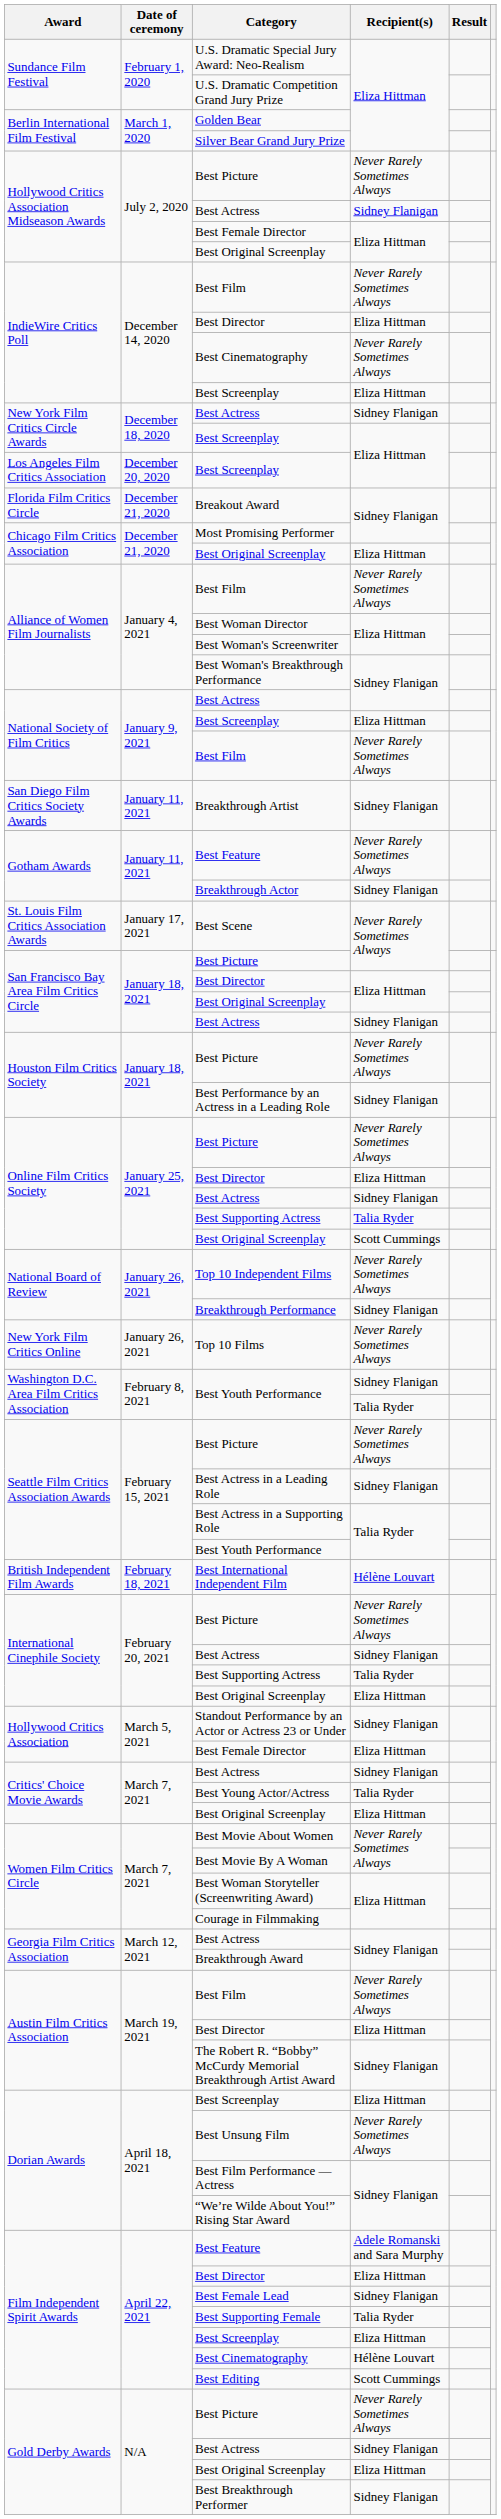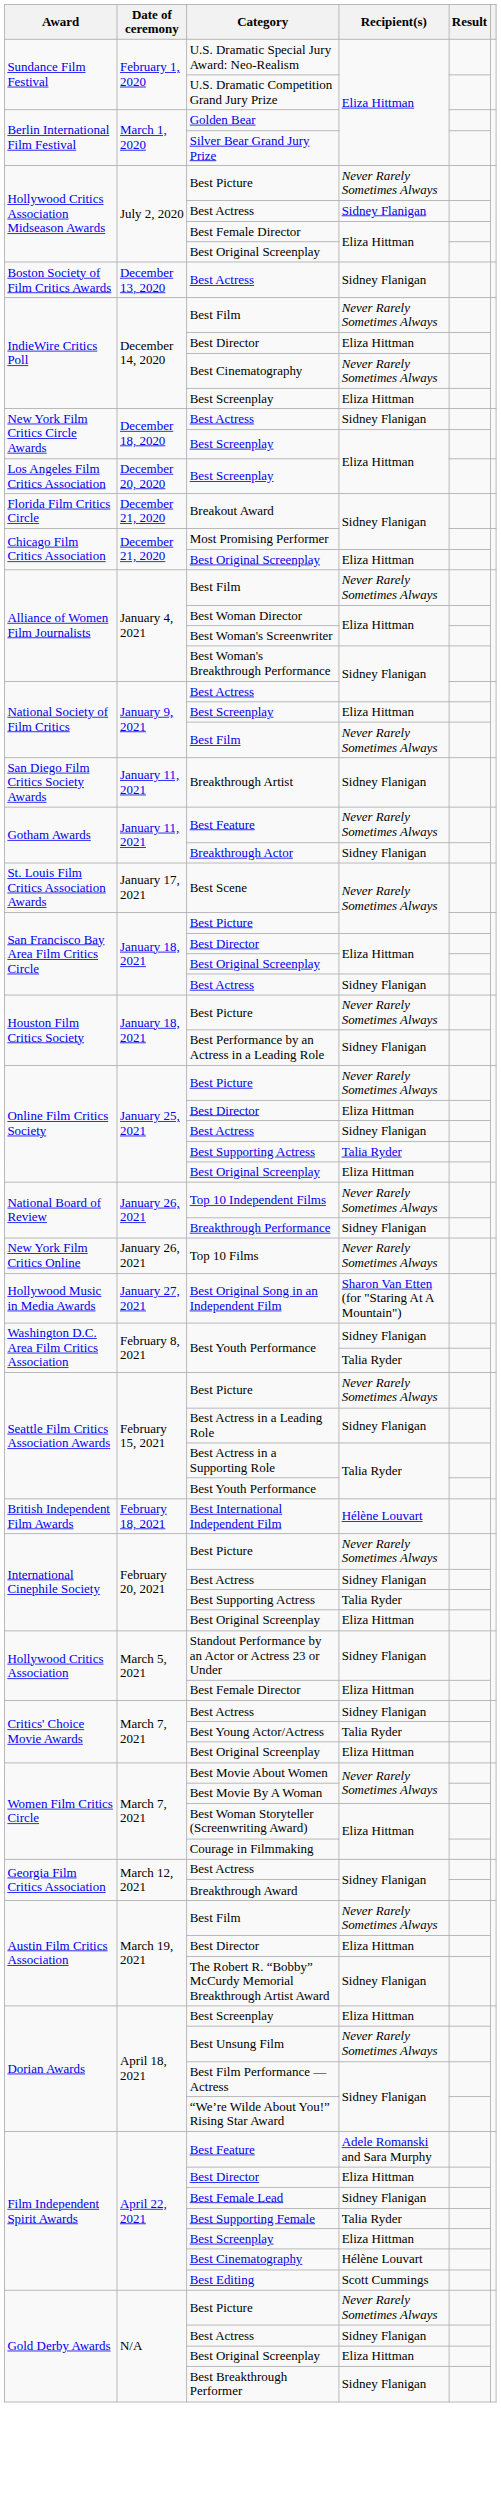+ row: (59, 279)
(397, 1239) Scott Cummings -> (378, 1172) Eliza Hittman
+ row: (54, 1298)
